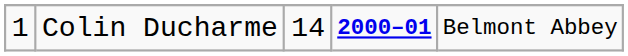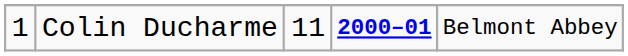(308, 28) 14 -> (308, 28) 11
